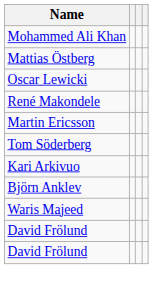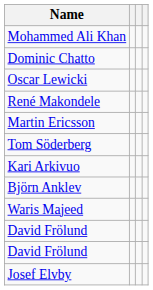+ row: (51, 58)
- row: (51, 58)
+ row: (39, 274)
